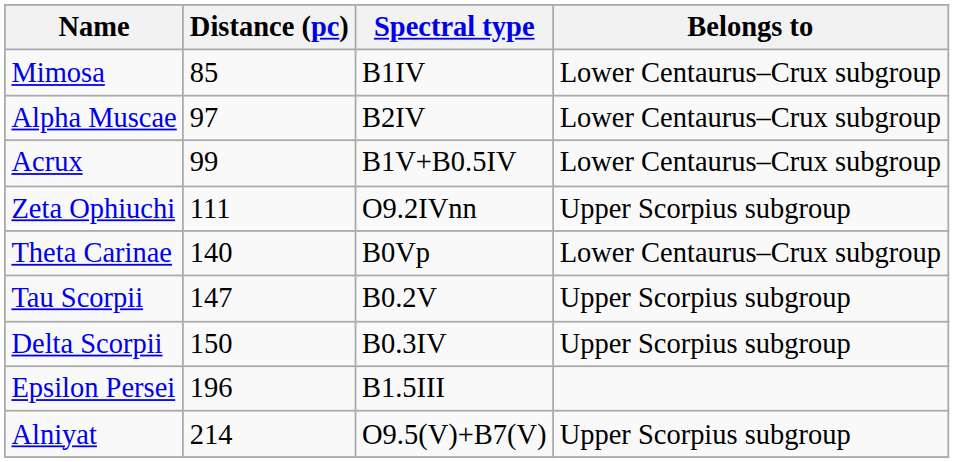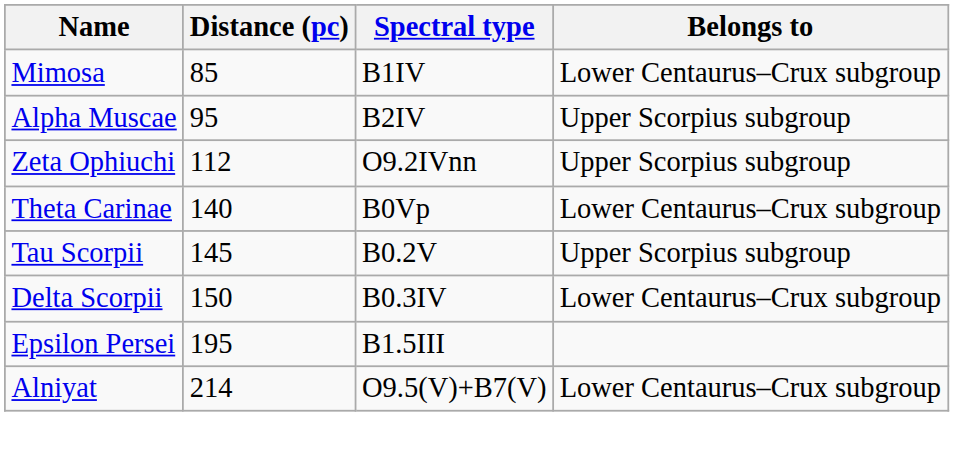(204, 117) 97 -> (204, 117) 95
(750, 117) Lower Centaurus–Crux subgroup -> (705, 117) Upper Scorpius subgroup
- row: (47, 162)
(210, 207) 111 -> (211, 162) 112
(211, 298) 147 -> (211, 252) 145
(705, 343) Upper Scorpius subgroup -> (750, 298) Lower Centaurus–Crux subgroup
(211, 388) 196 -> (211, 343) 195
(705, 433) Upper Scorpius subgroup -> (750, 388) Lower Centaurus–Crux subgroup
